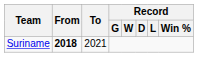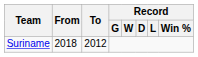(66, 44) bold -> (66, 44) normal
(95, 44) 2021 -> (95, 44) 2012
